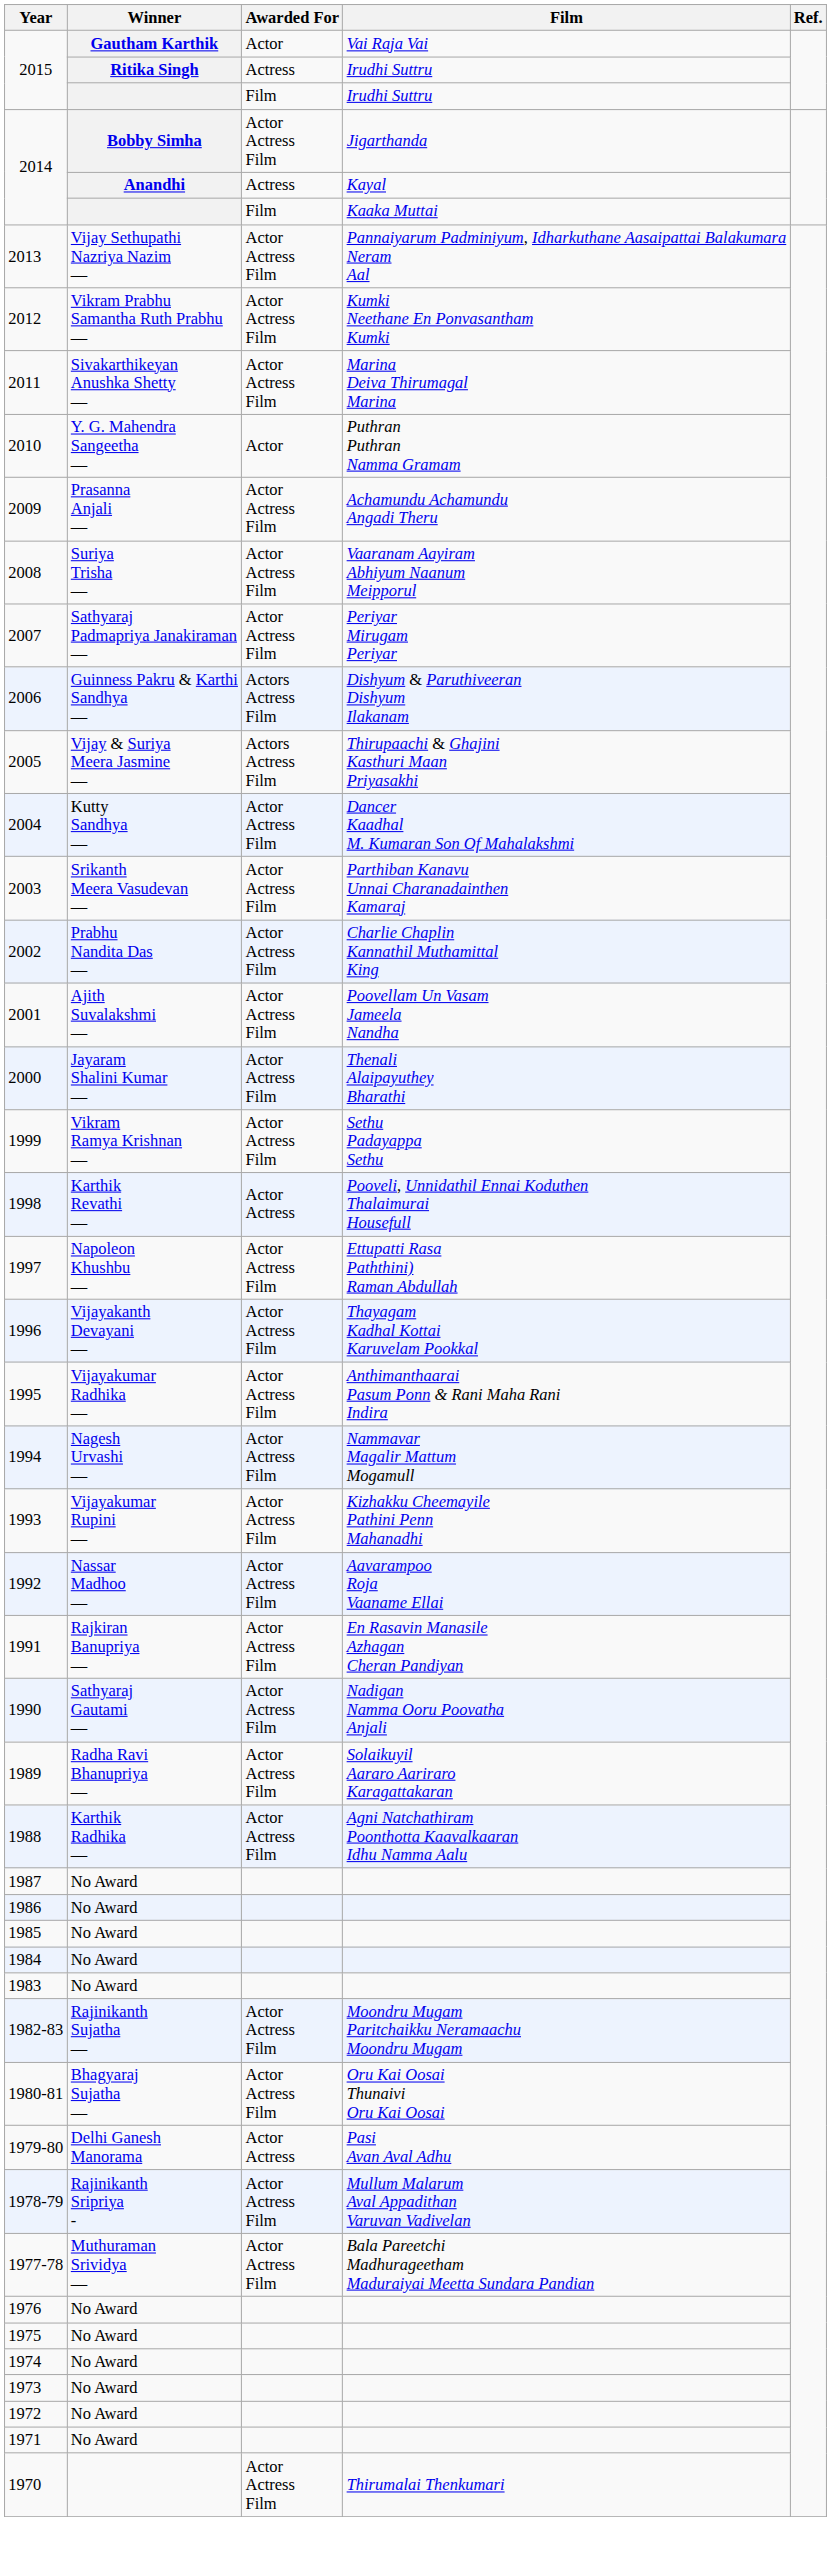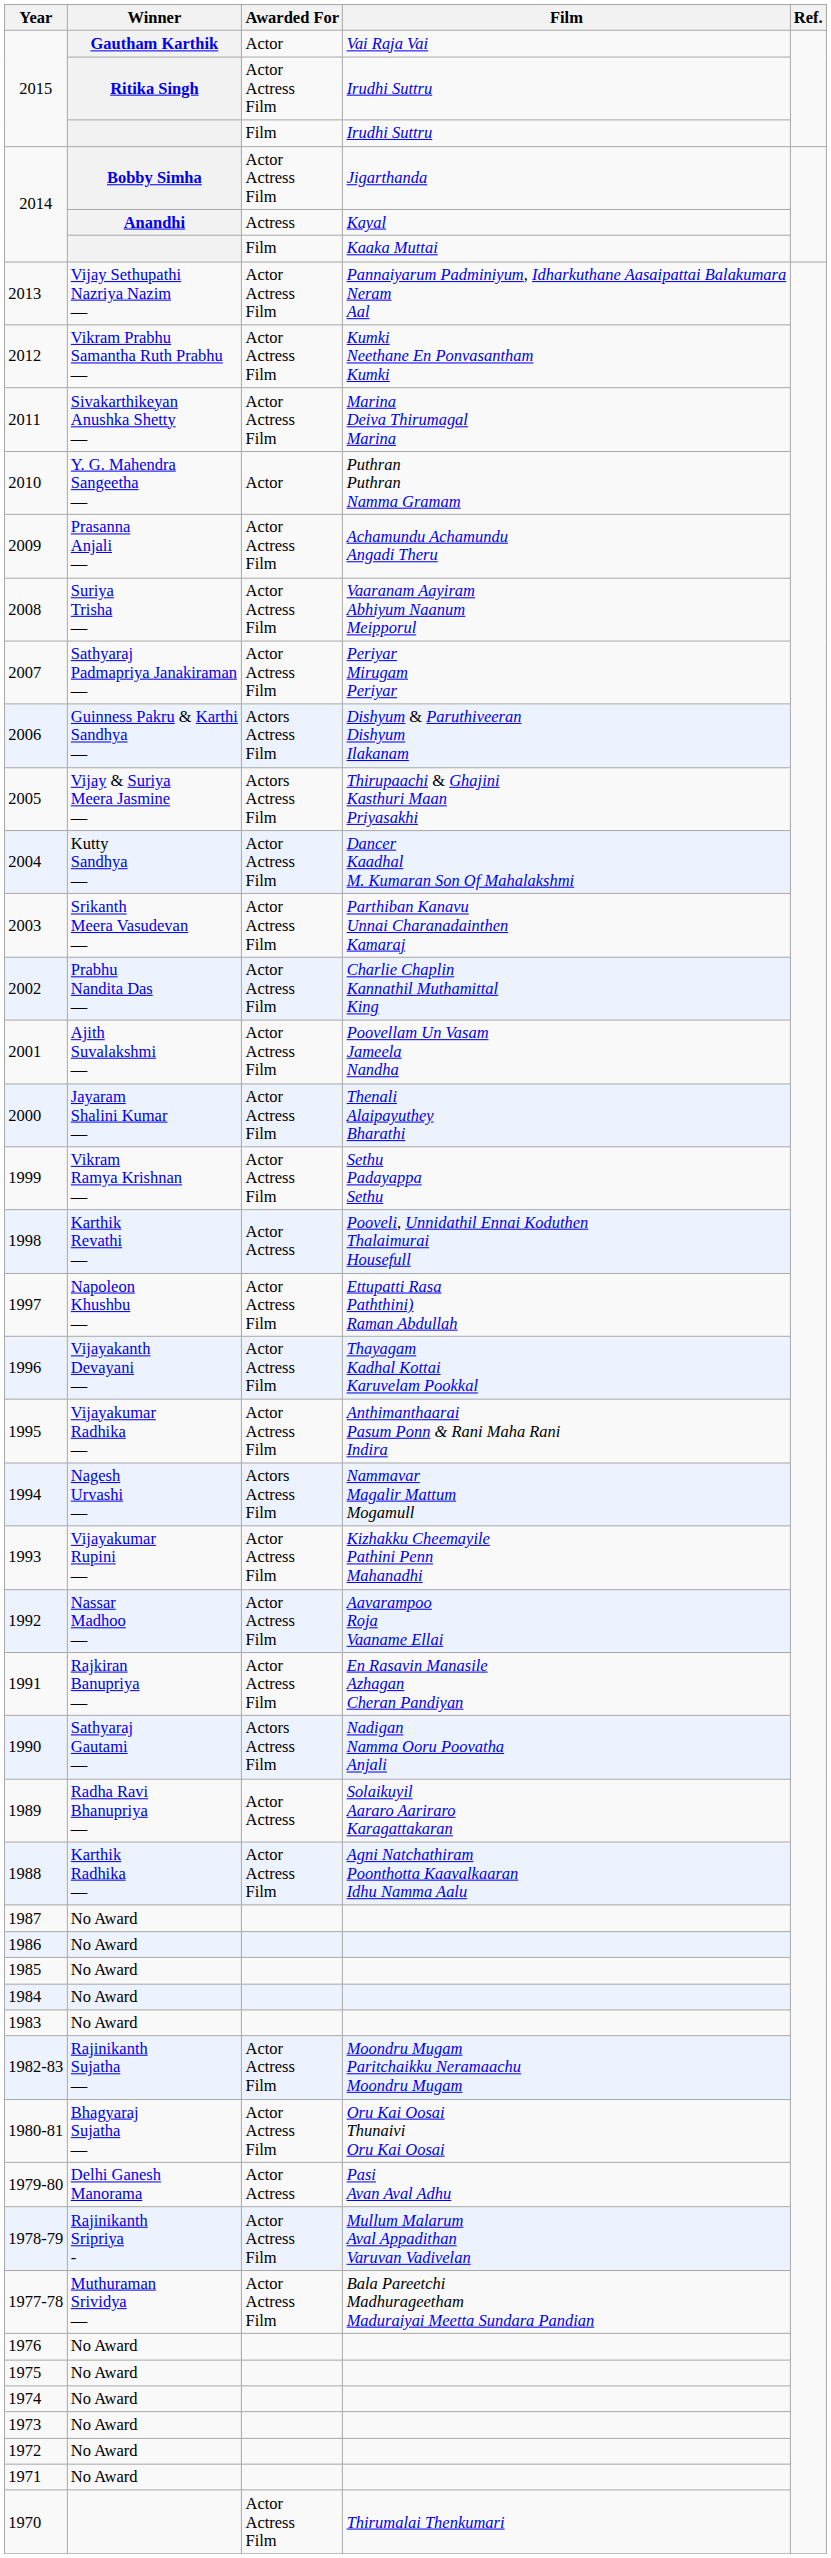(270, 69) Actress -> (270, 88) Actor Actress Film
(270, 1457) Actor Actress Film -> (270, 1494) Actors Actress Film
(270, 1710) Actor Actress Film -> (270, 1747) Actors Actress Film
(270, 1773) Actor Actress Film -> (270, 1810) Actor Actress
